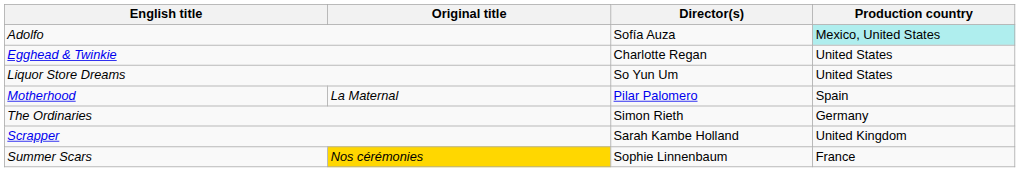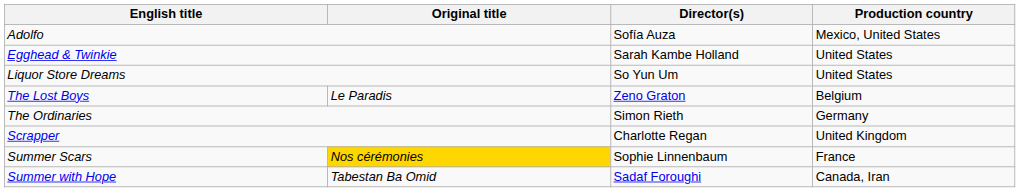(878, 34) paleturquoise background -> (878, 34) no background
(660, 55) Charlotte Regan -> (676, 55) Sarah Kambe Holland
+ row: (48, 95)
- row: (42, 95)
(676, 136) Sarah Kambe Holland -> (660, 136) Charlotte Regan
+ row: (62, 177)
